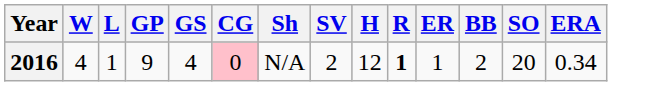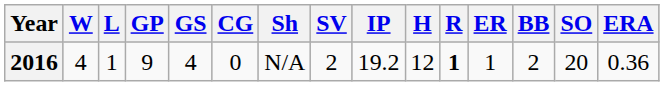+ column: (379, 23)
(235, 61) pink background -> (235, 61) no background
(576, 61) 0.34 -> (628, 61) 0.36
